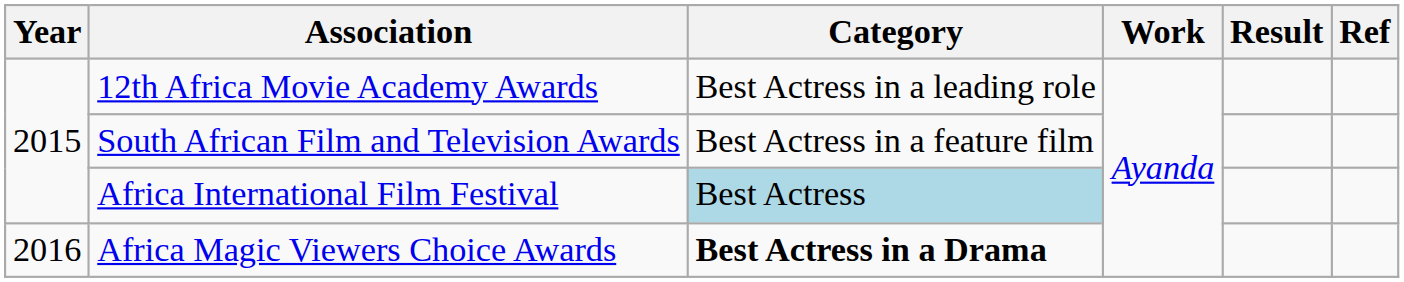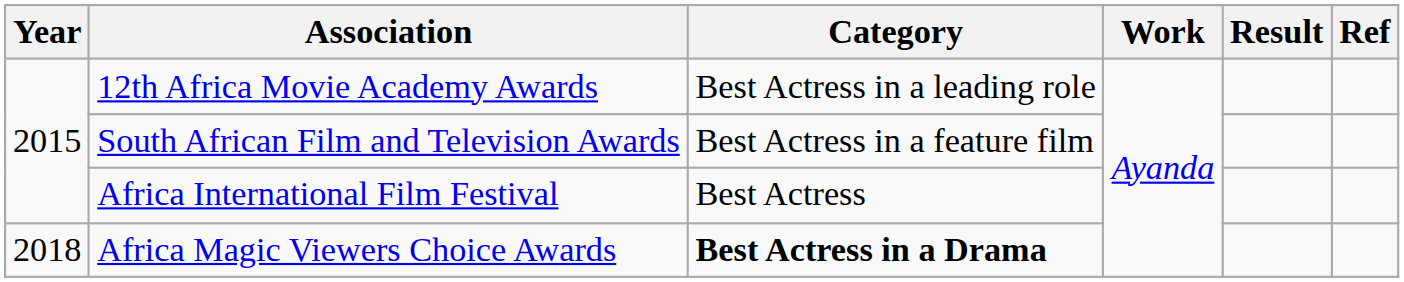(781, 194) lightblue background -> (781, 194) no background
(47, 248) 2016 -> (47, 248) 2018
